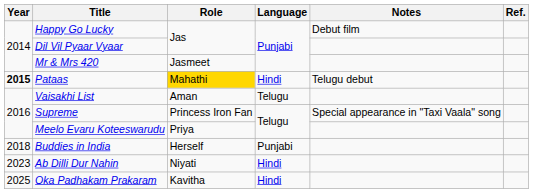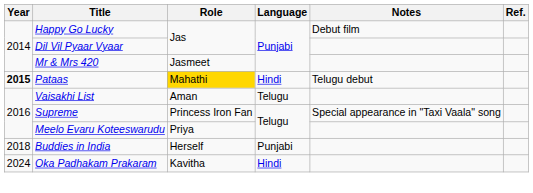- row: (77, 163)
(19, 180) 2025 -> (19, 163) 2024
